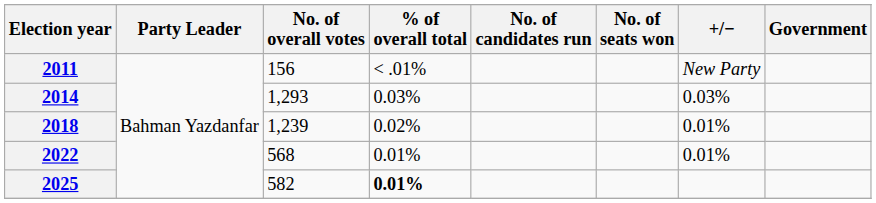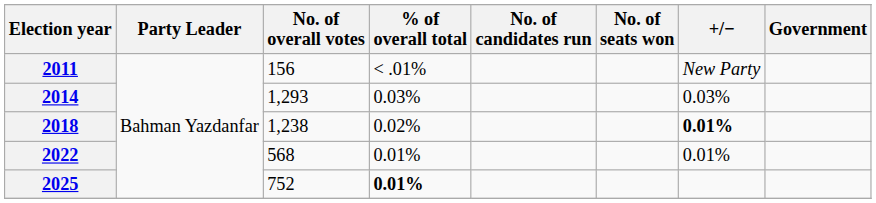(288, 126) 1,239 -> (288, 126) 1,238
(706, 126) normal -> (708, 126) bold
(281, 184) 582 -> (281, 184) 752
